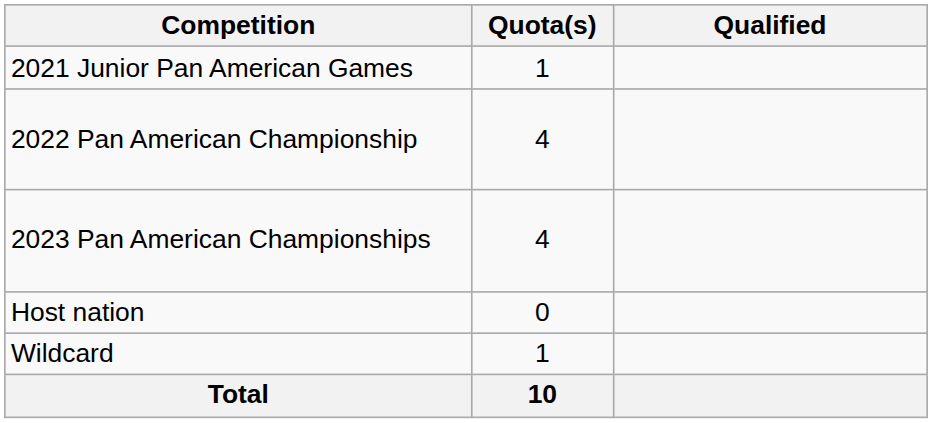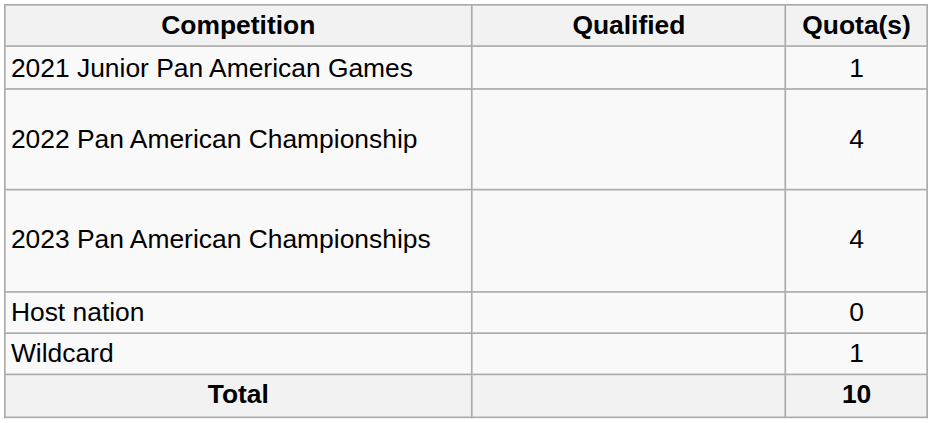columns swapped: (542, 25) <-> (770, 25)
